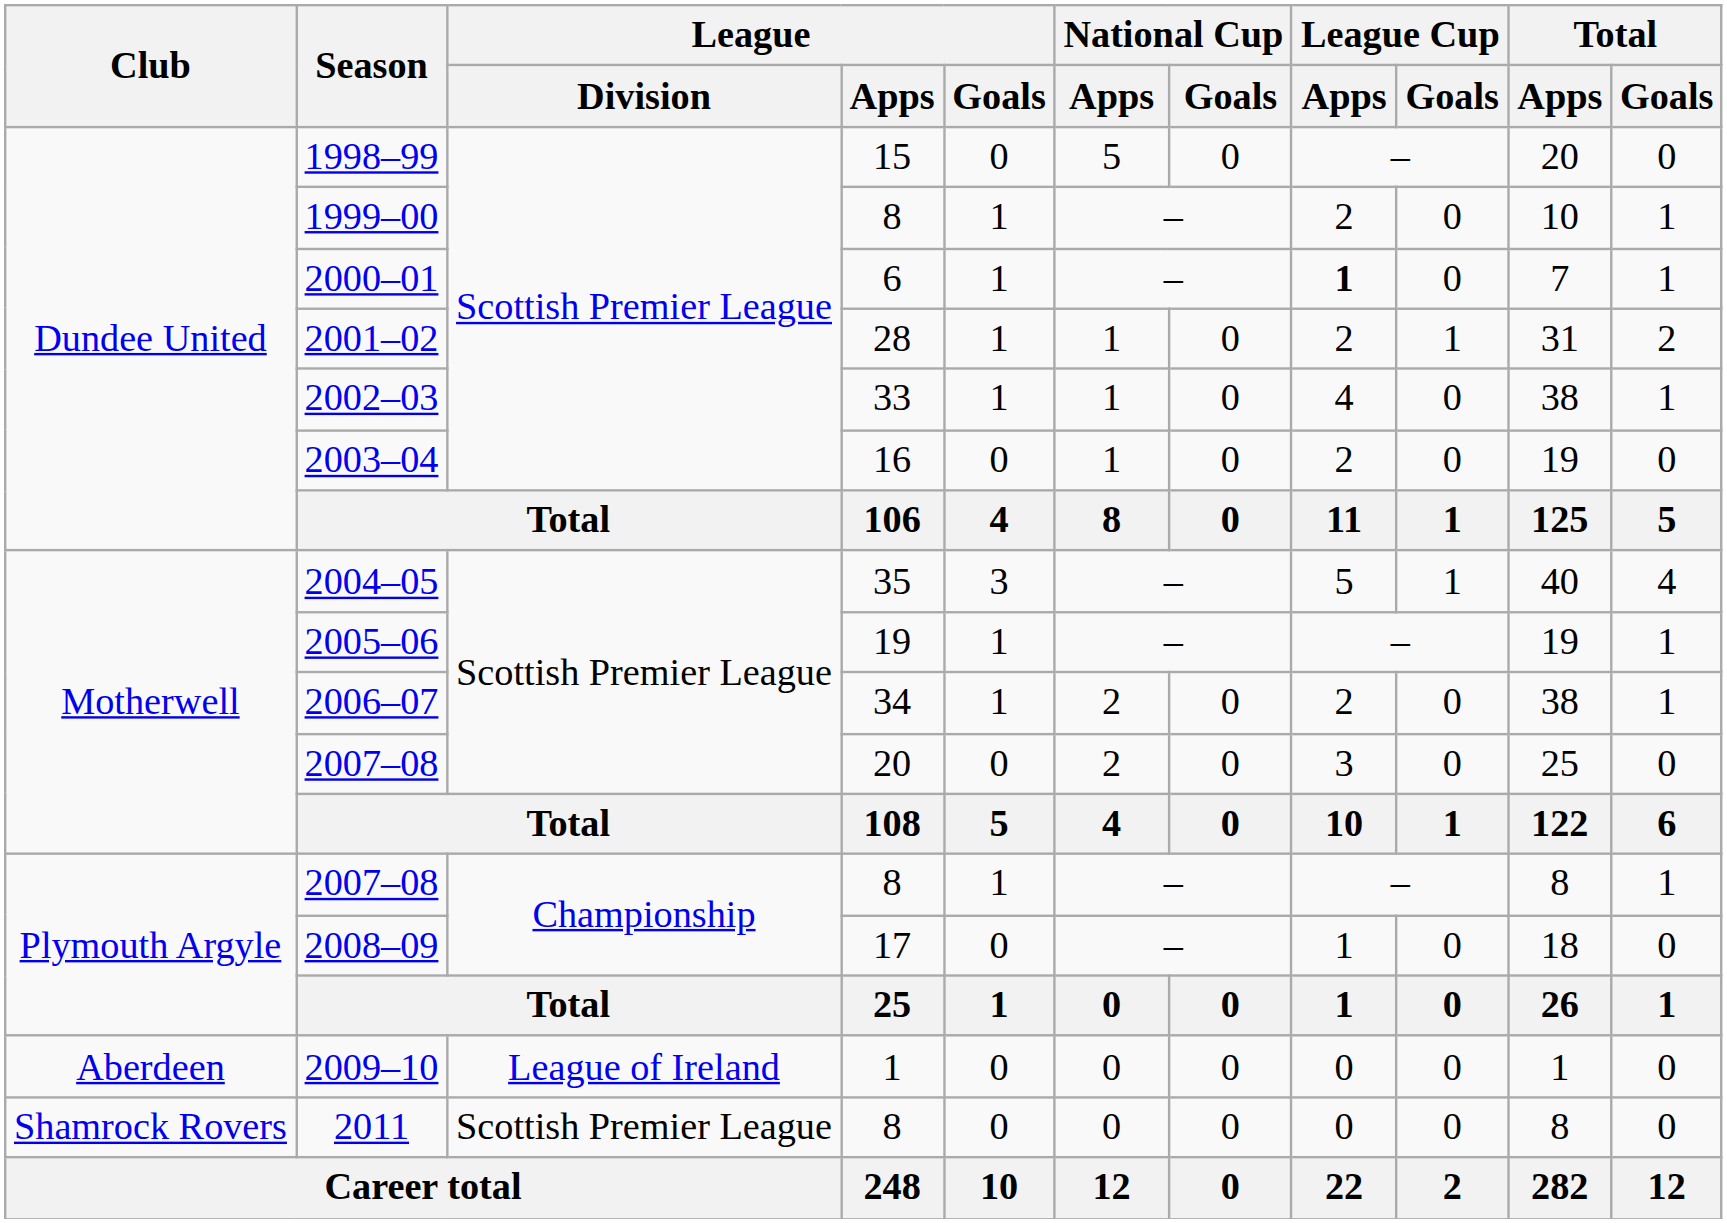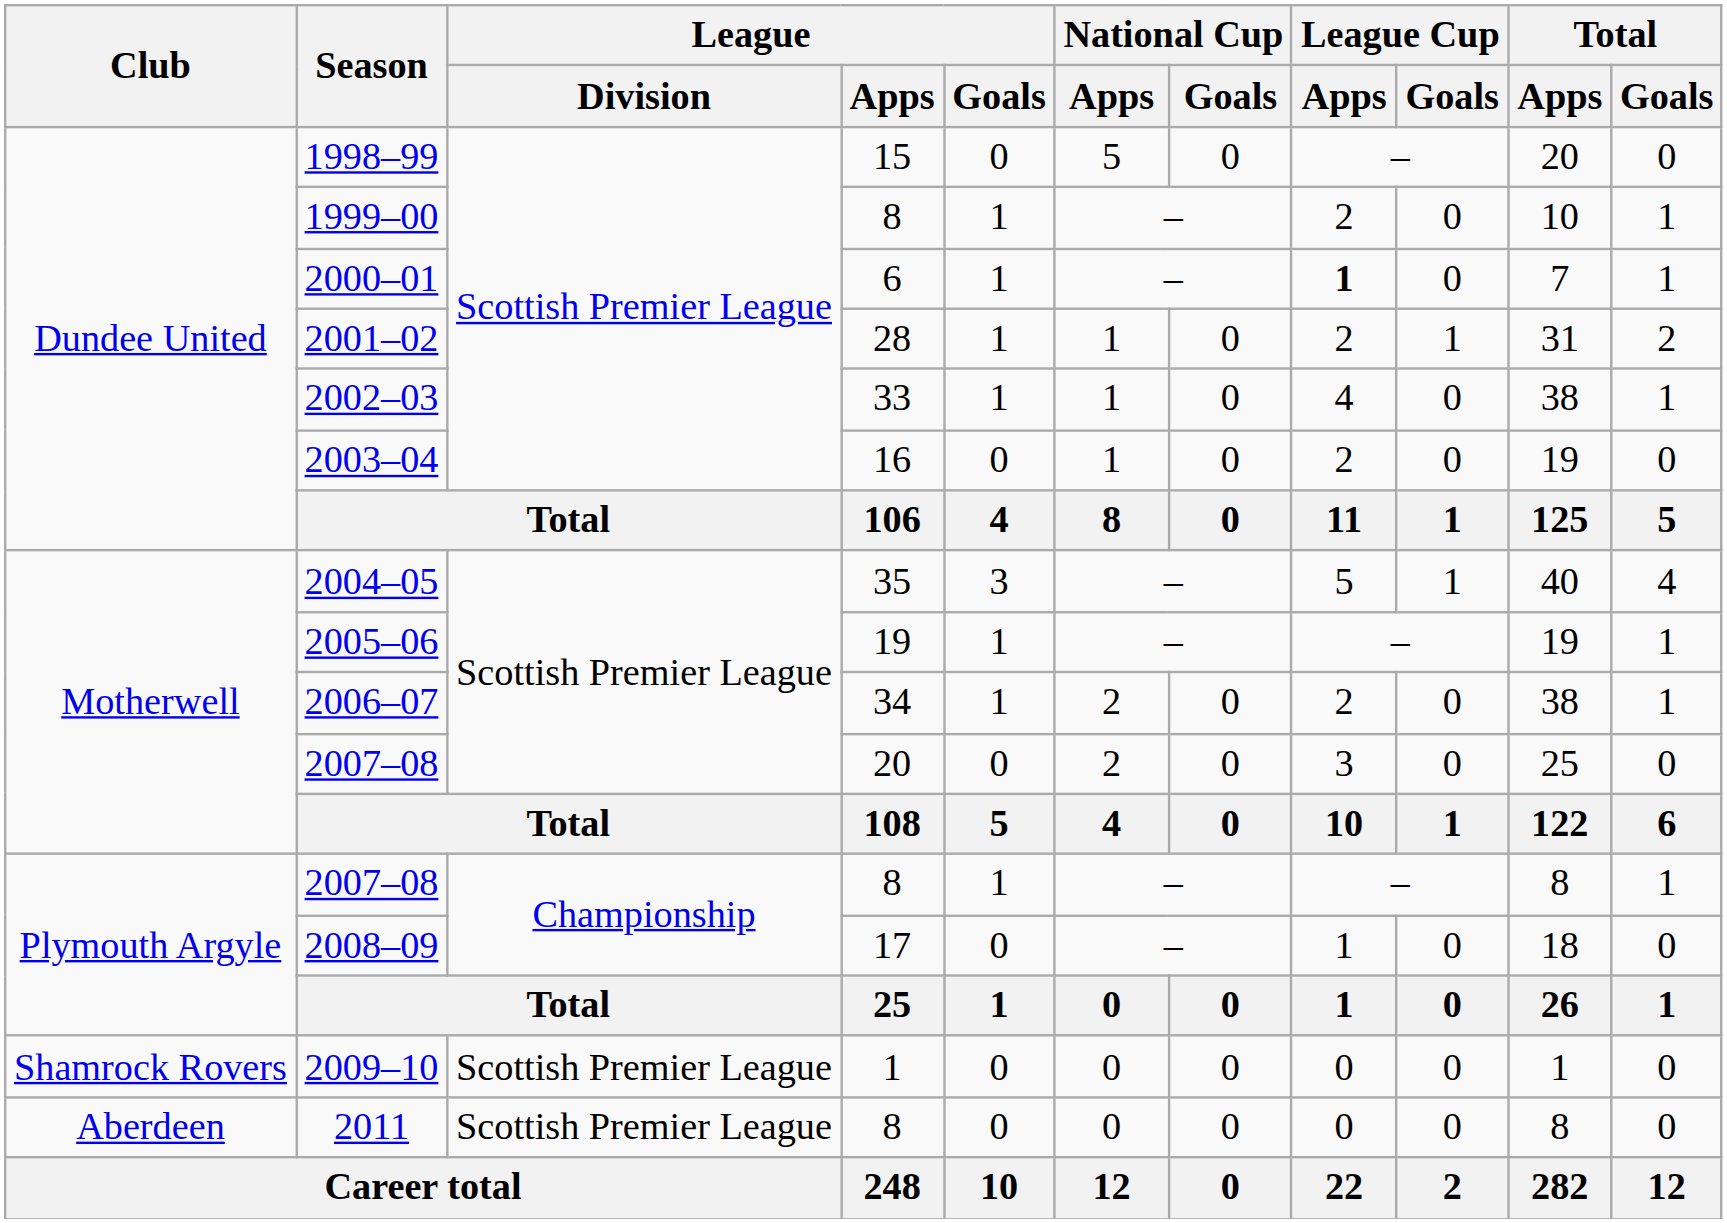(150, 1065) Aberdeen -> (150, 1065) Shamrock Rovers
(644, 1065) League of Ireland -> (644, 1065) Scottish Premier League
(150, 1126) Shamrock Rovers -> (150, 1126) Aberdeen
